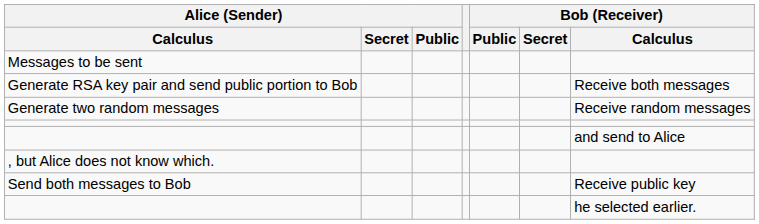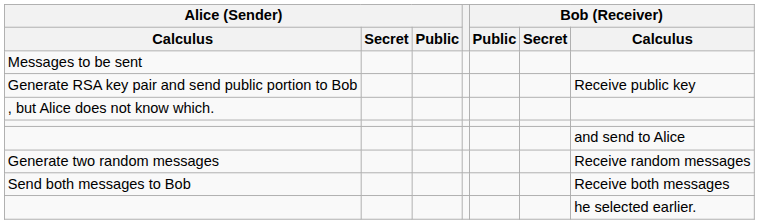(652, 85) Receive both messages -> (635, 85) Receive public key
rows swapped: (113, 108) <-> (111, 161)
(635, 184) Receive public key -> (652, 184) Receive both messages
